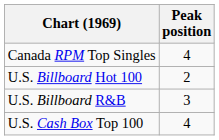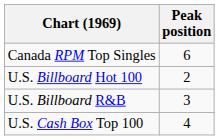(187, 54) 4 -> (187, 54) 6
